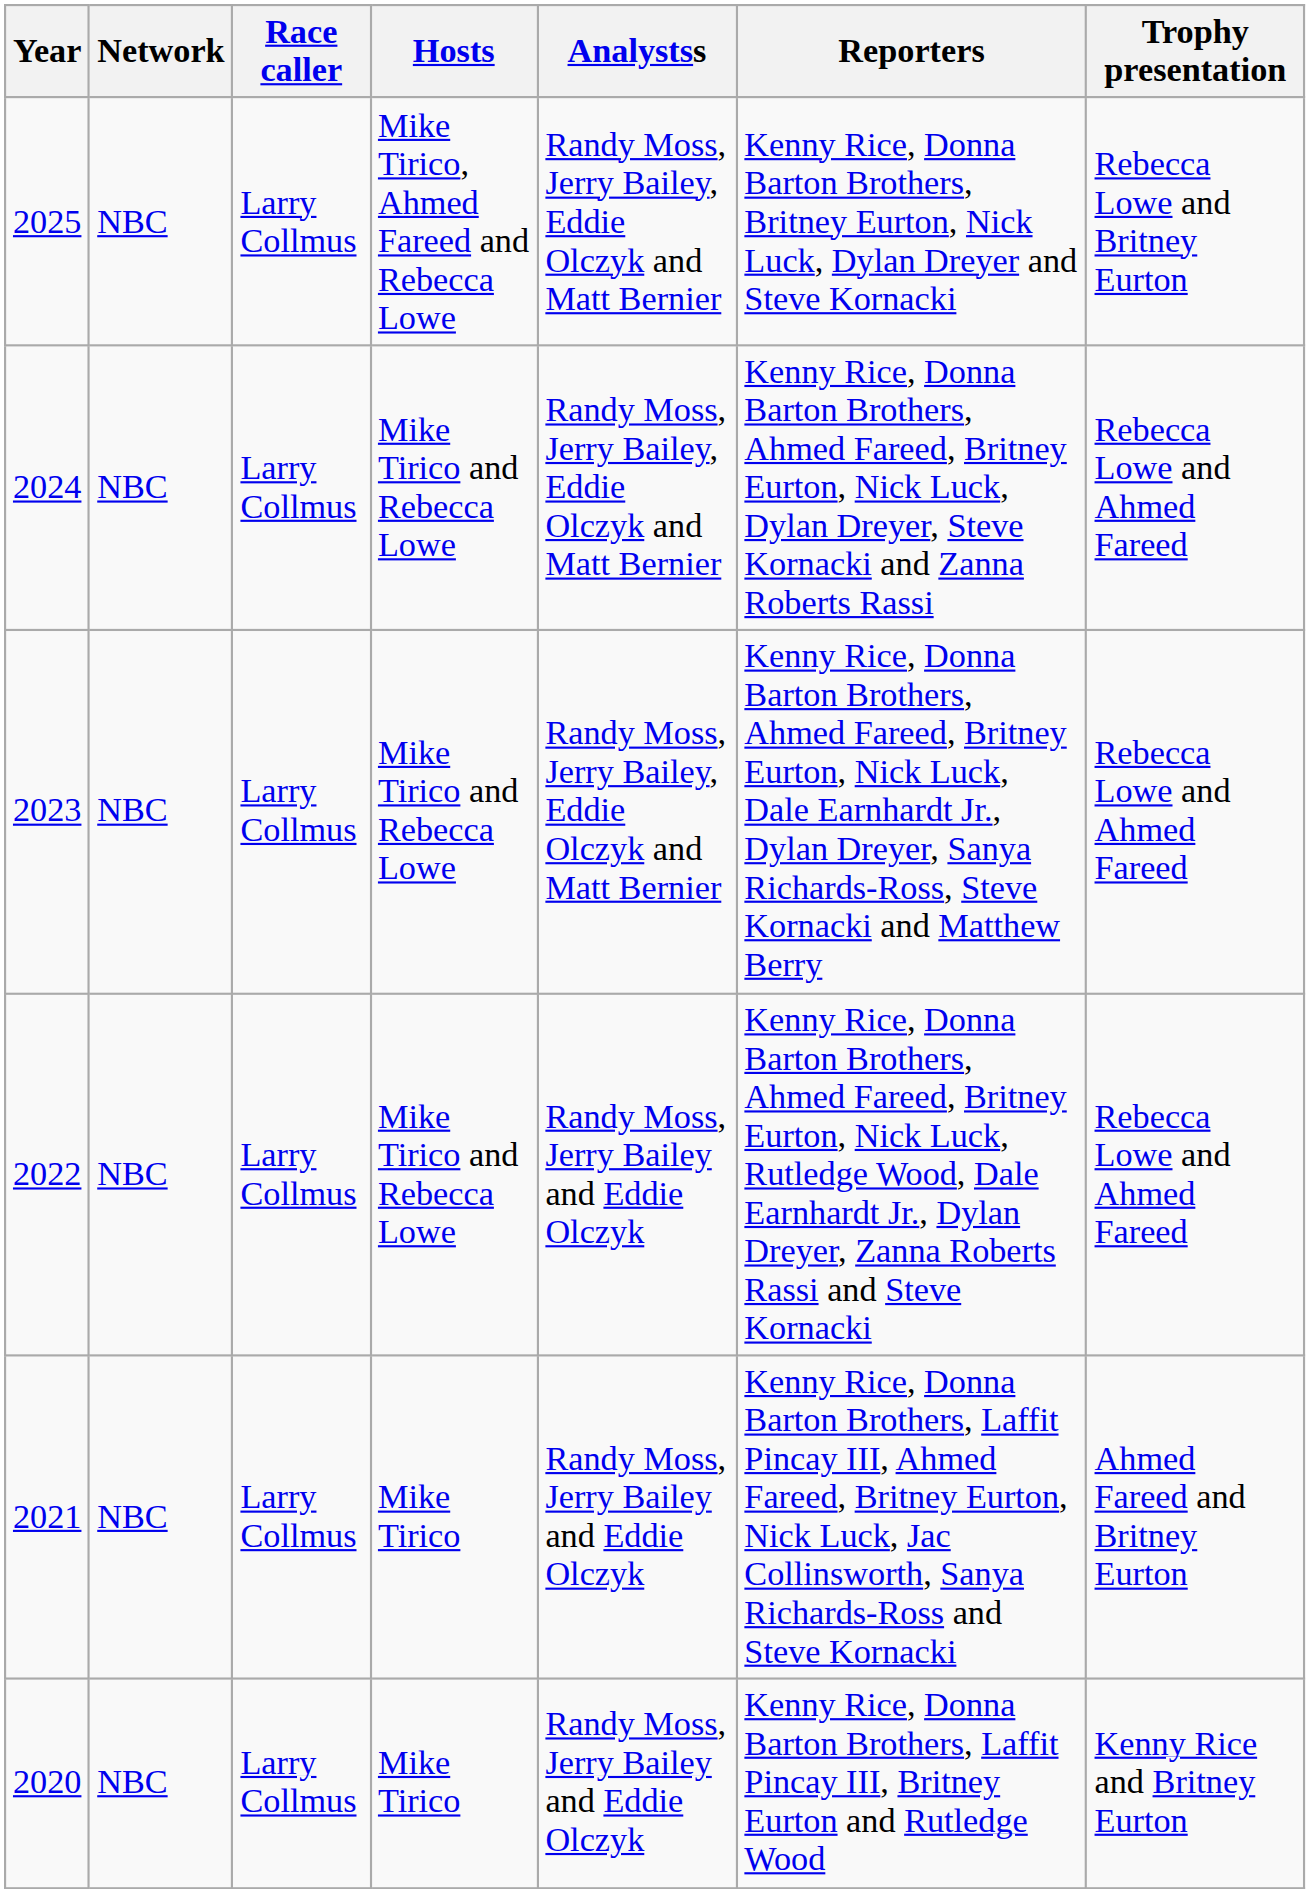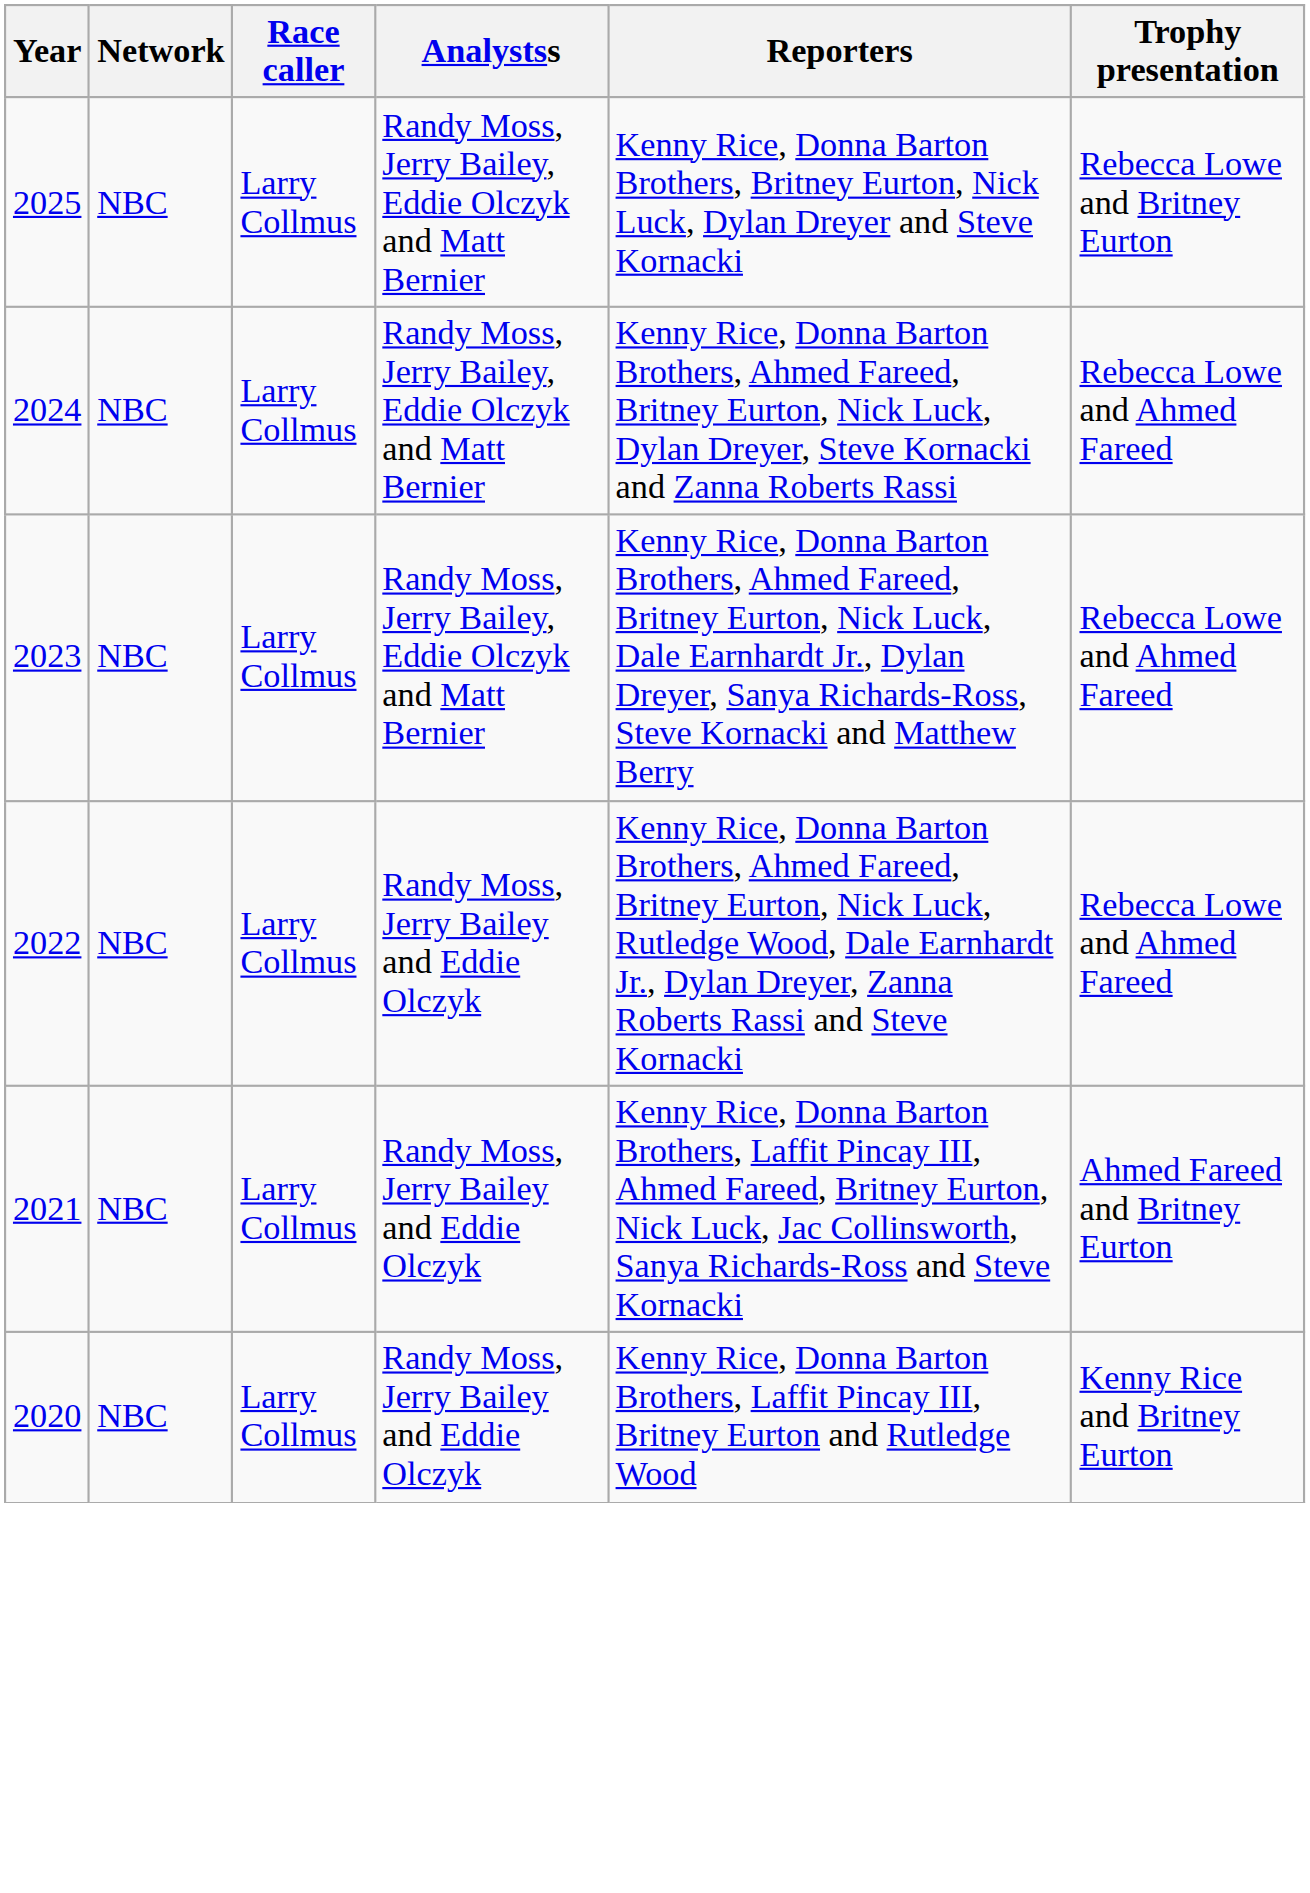- column: (454, 50)
